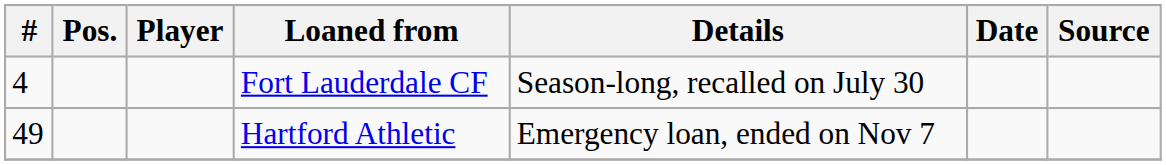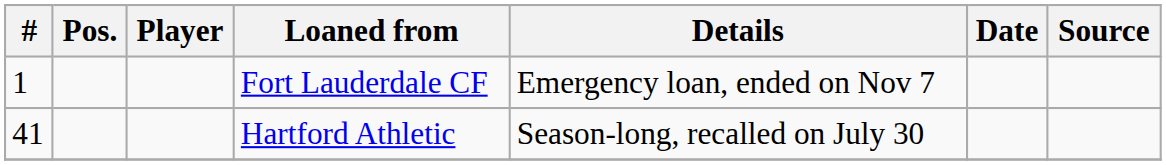(20, 82) 4 -> (20, 82) 1
(721, 82) Season-long, recalled on July 30 -> (726, 82) Emergency loan, ended on Nov 7
(28, 133) 49 -> (28, 133) 41
(726, 133) Emergency loan, ended on Nov 7 -> (721, 133) Season-long, recalled on July 30
